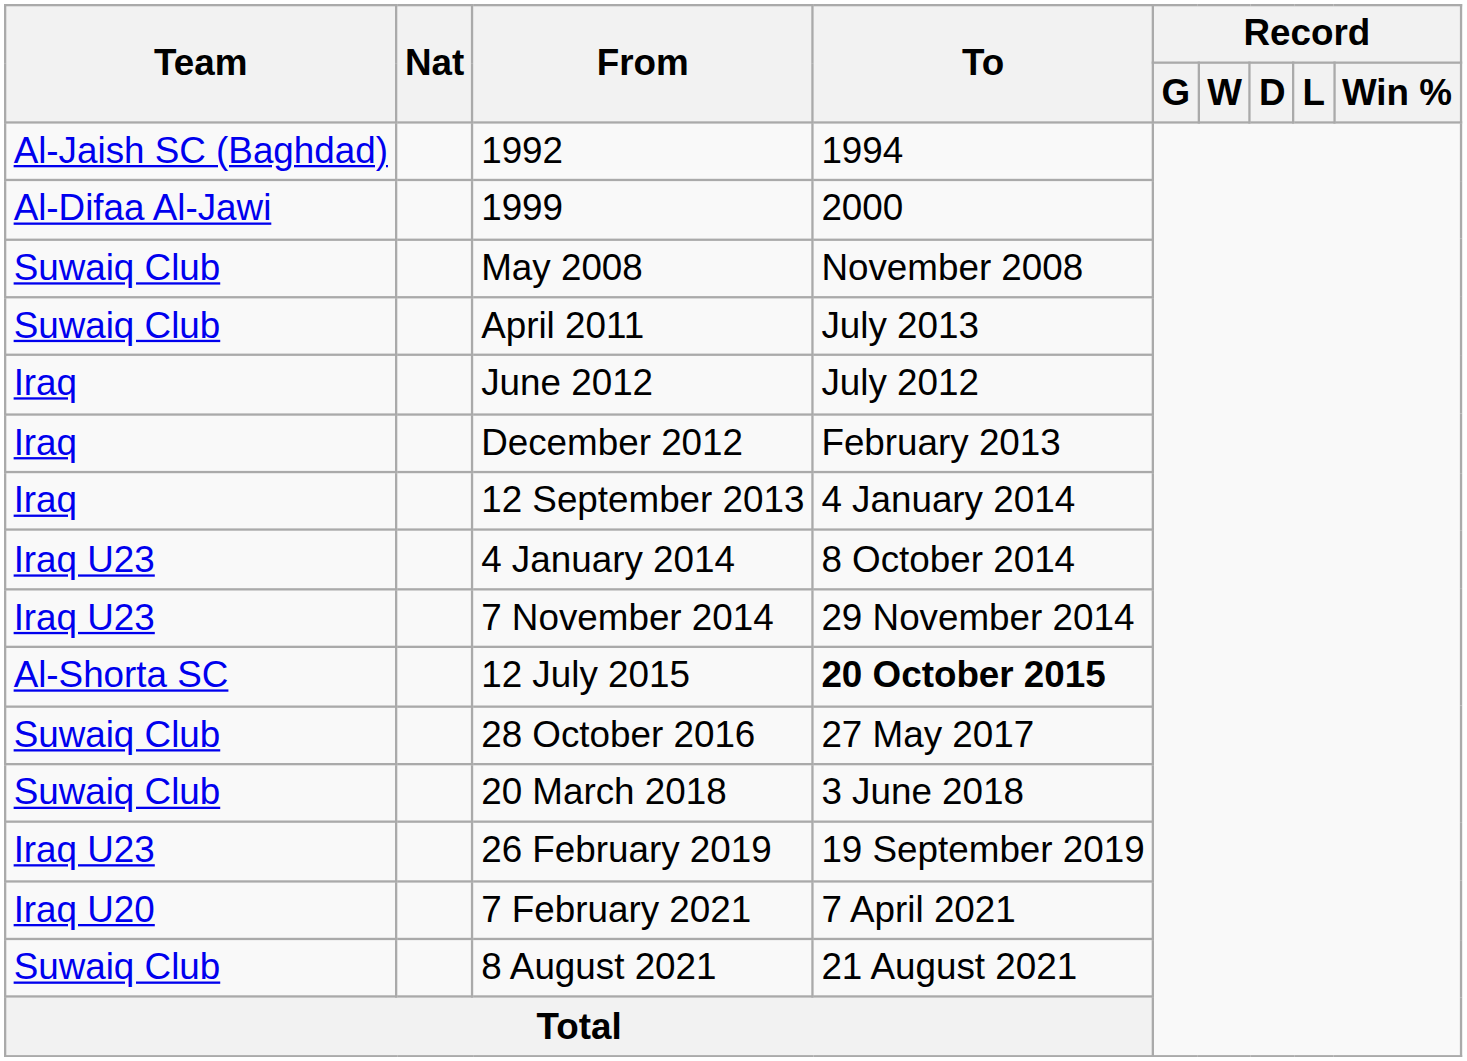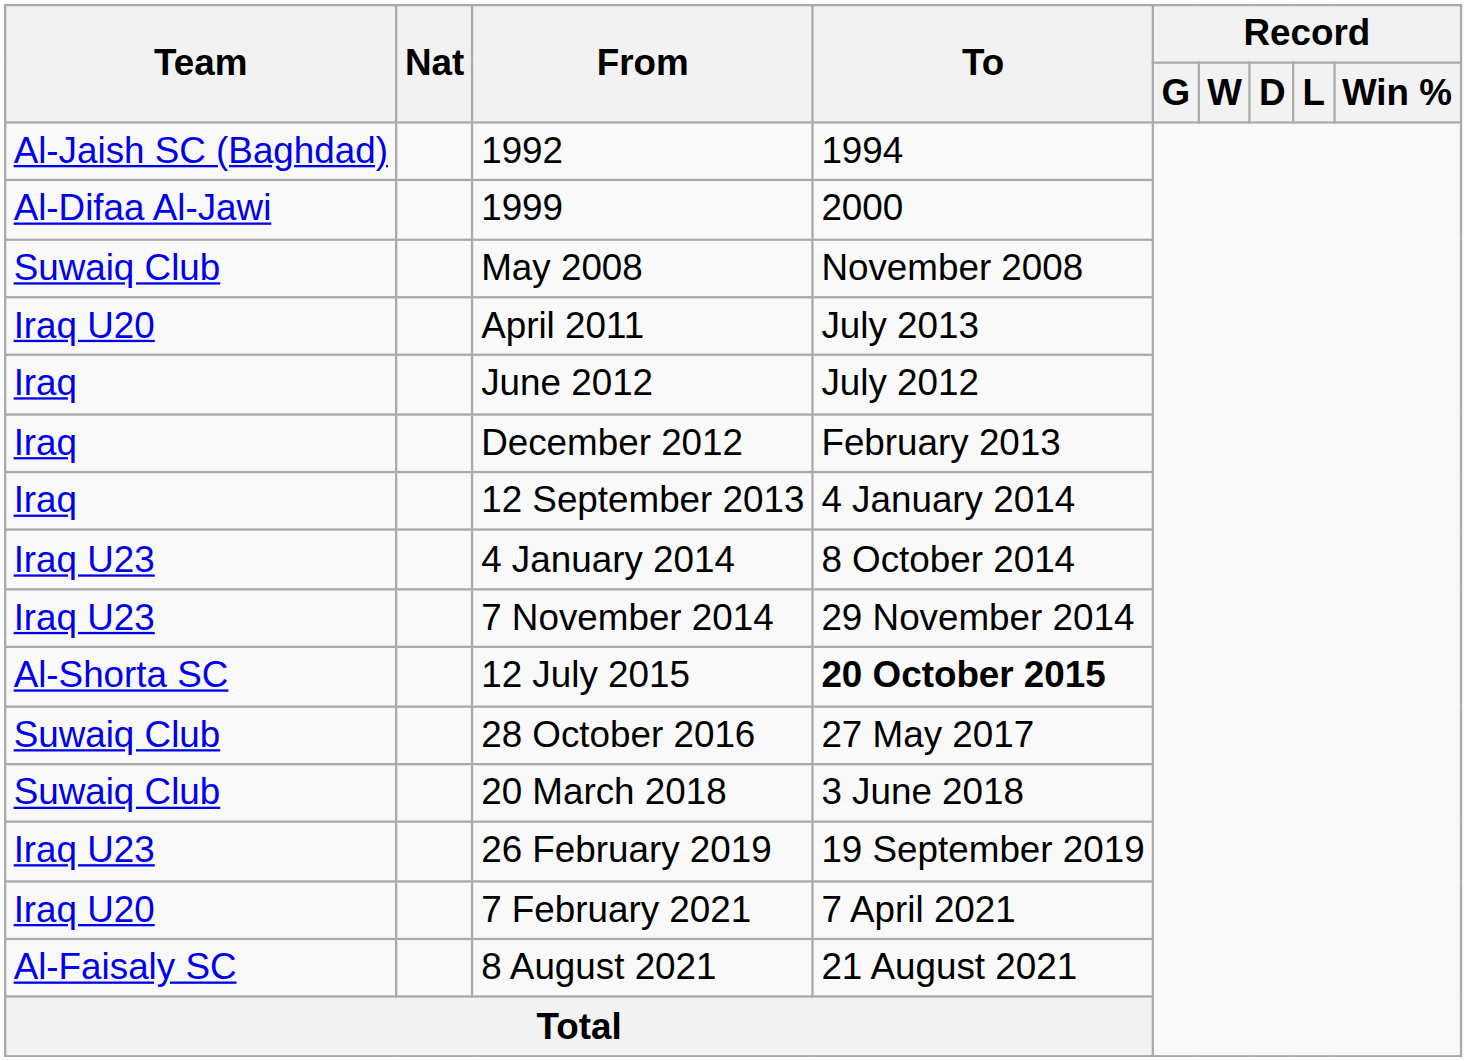(117, 325) Suwaiq Club -> (84, 325) Iraq U20
(117, 967) Suwaiq Club -> (125, 967) Al-Faisaly SC
